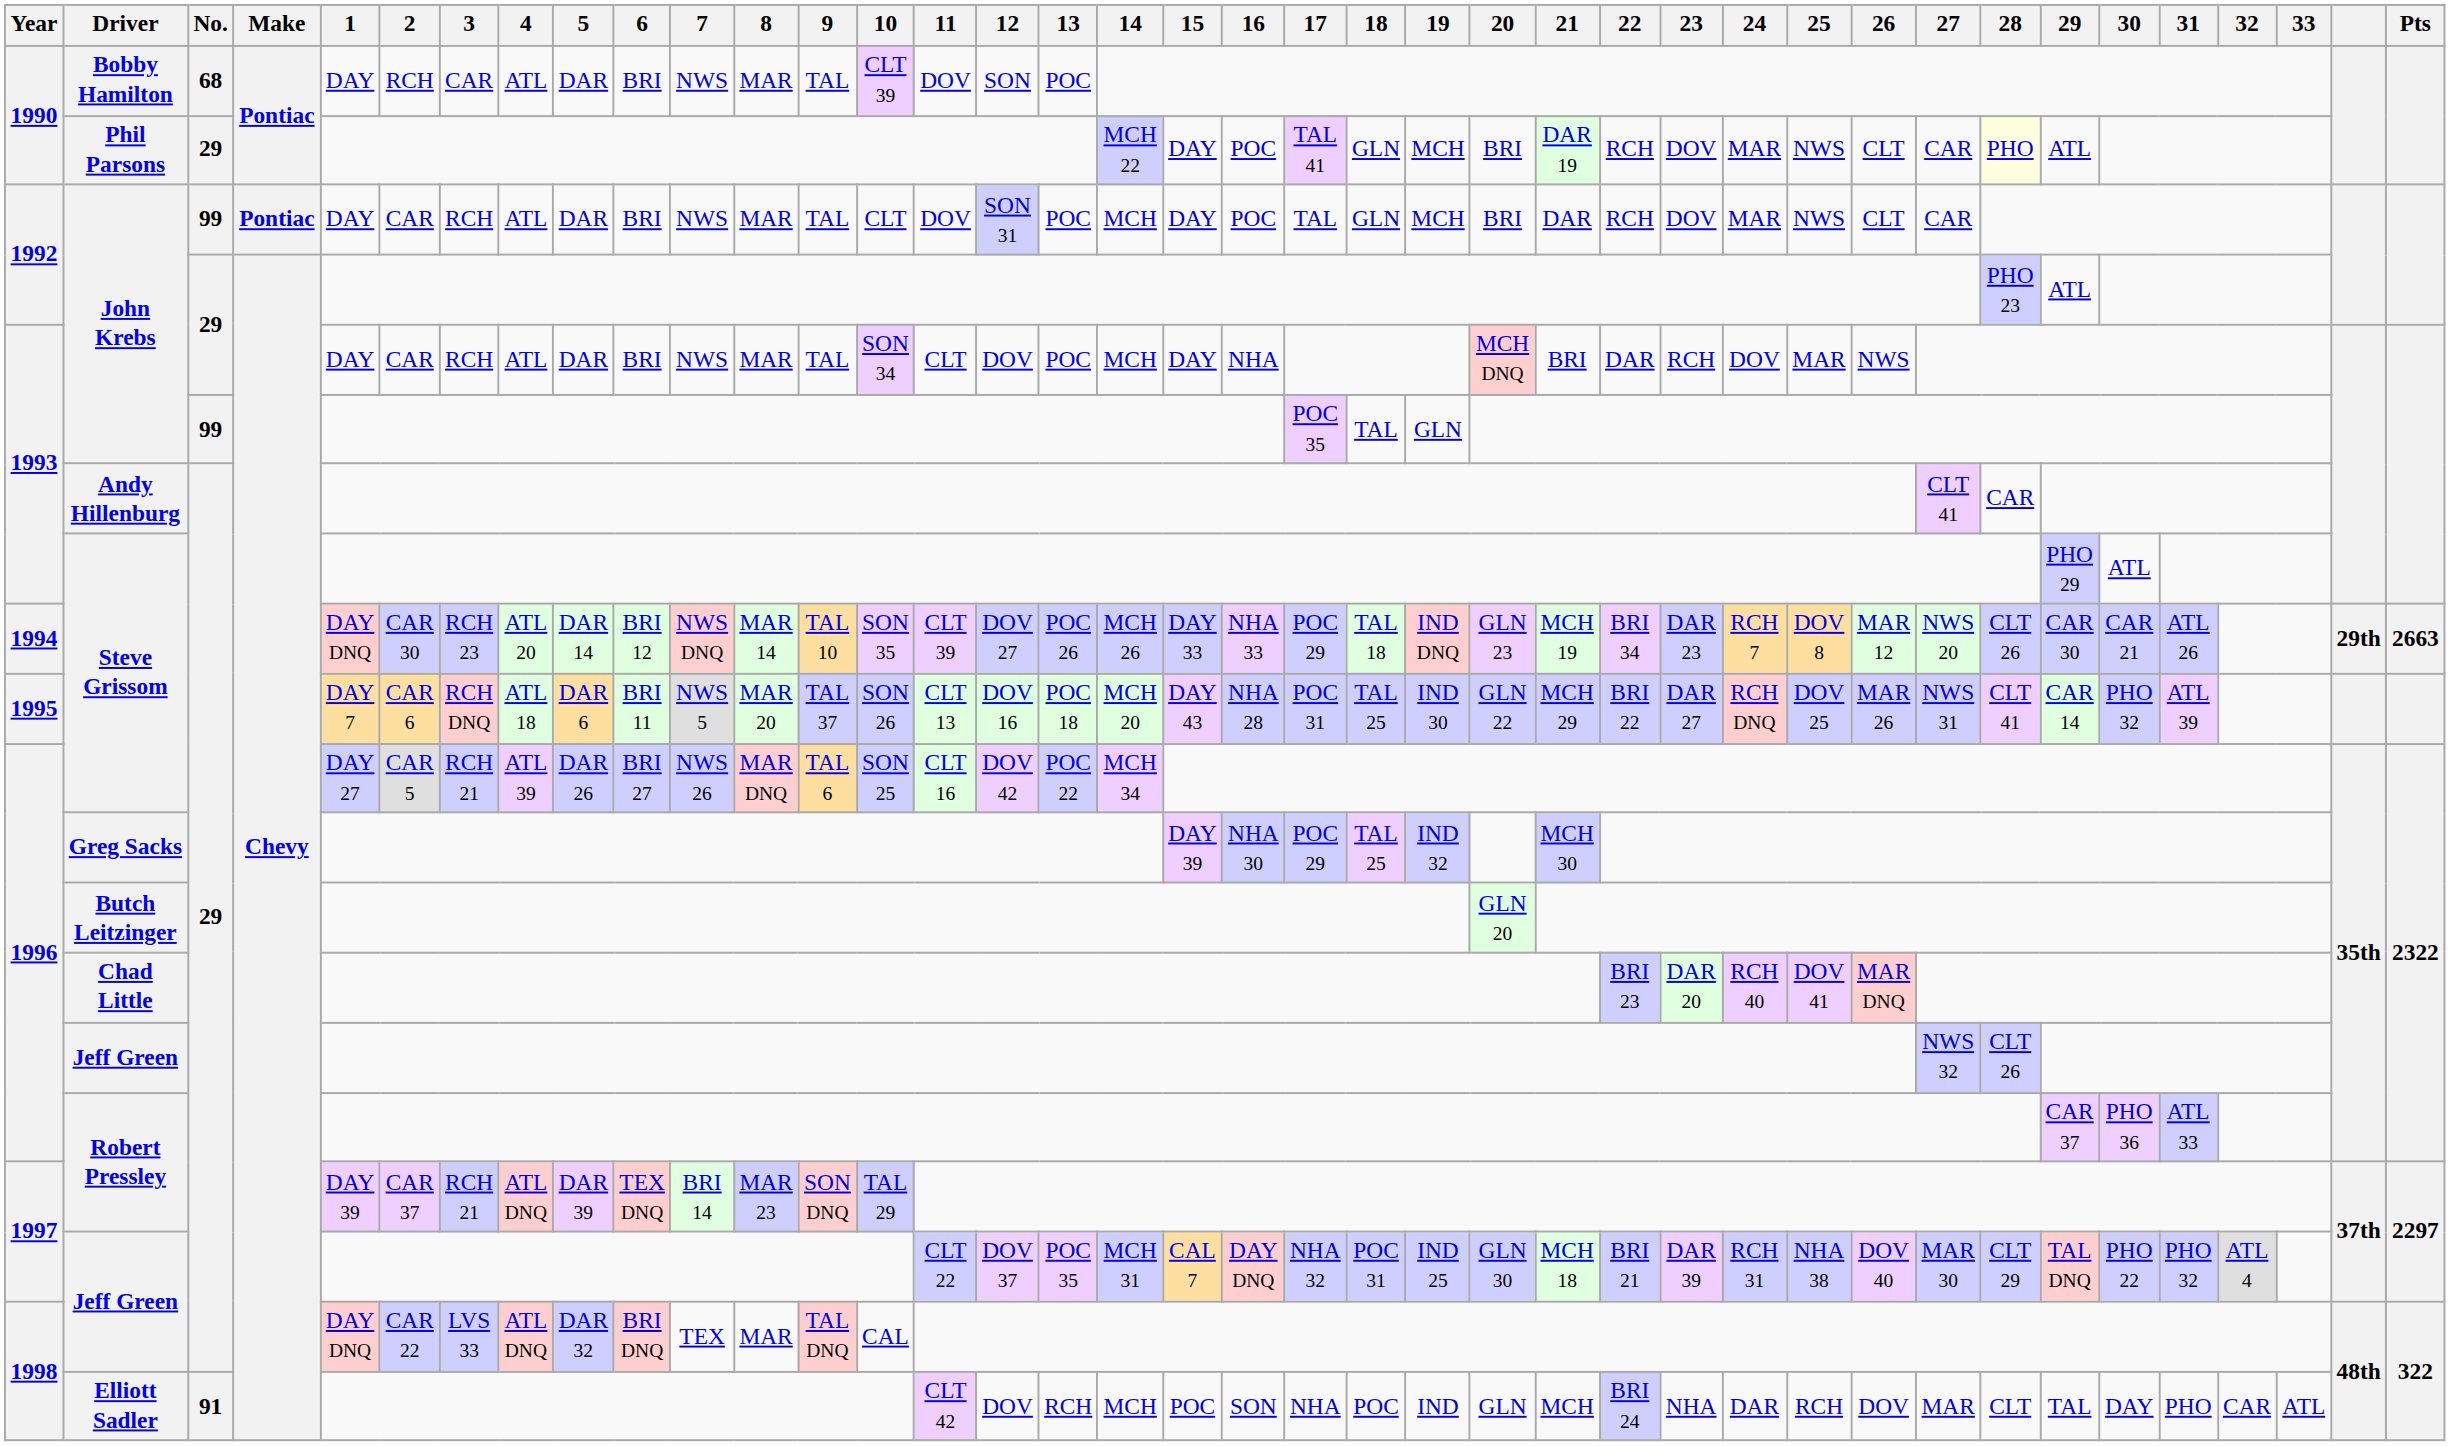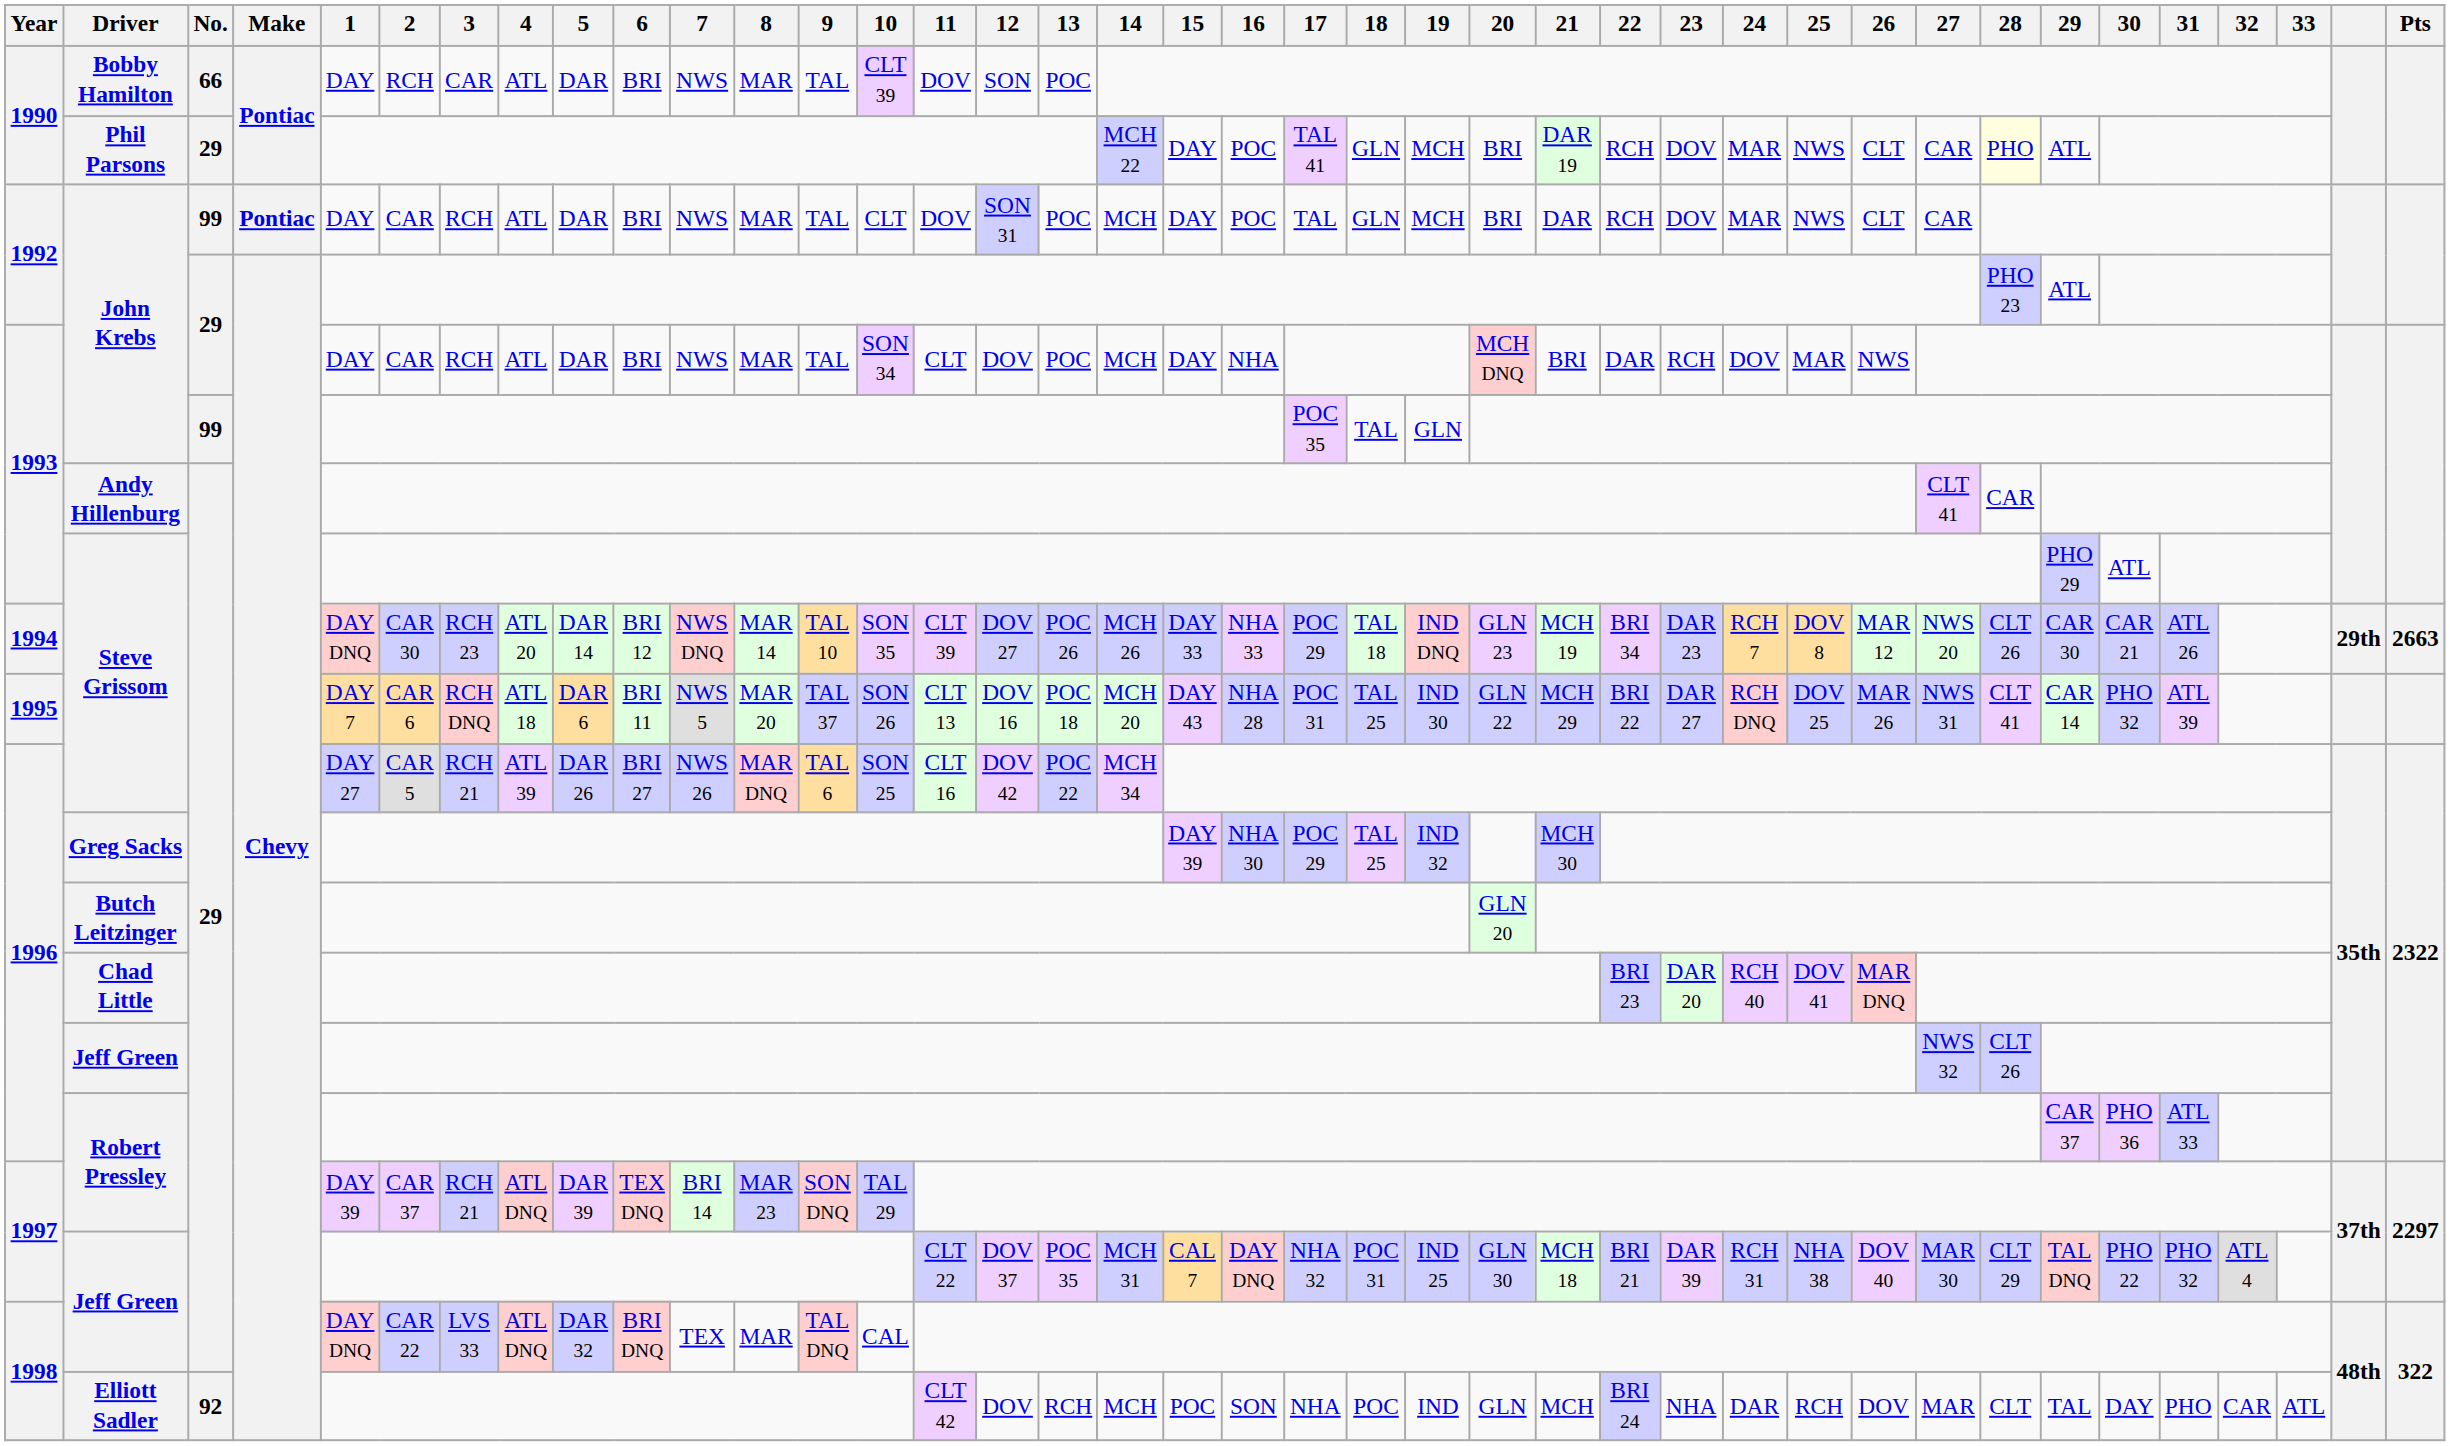(211, 79) 68 -> (211, 79) 66
(211, 1405) 91 -> (211, 1405) 92
